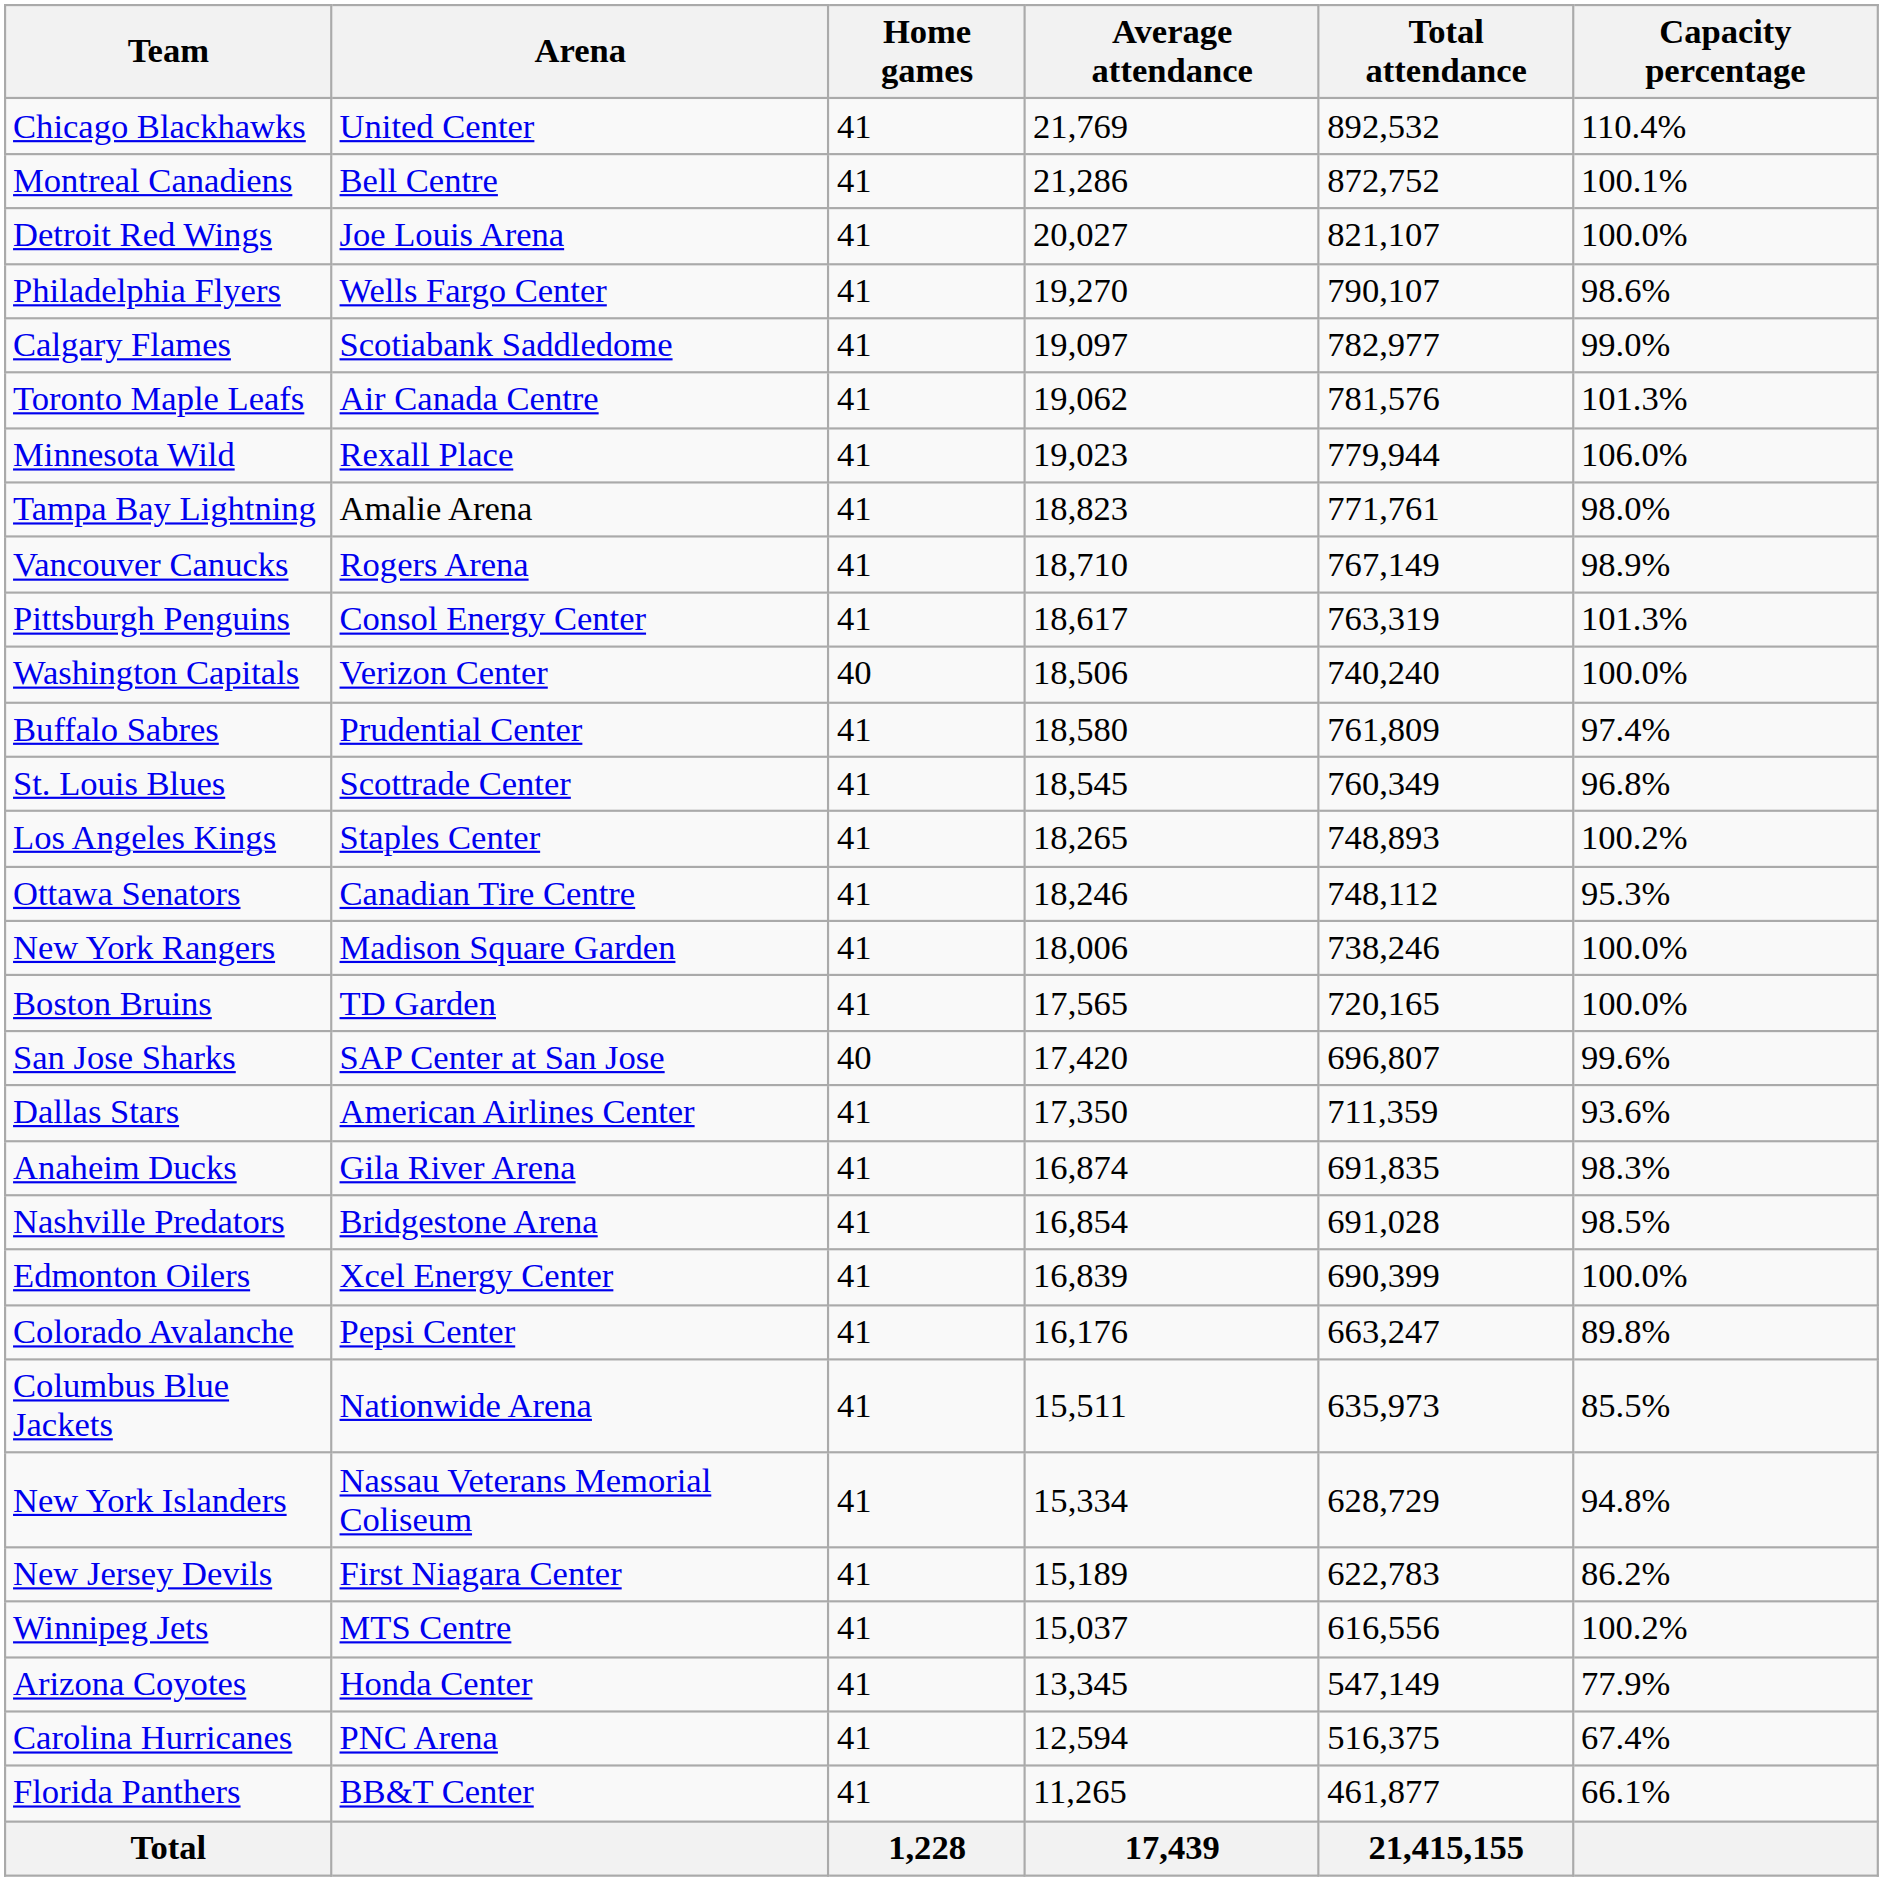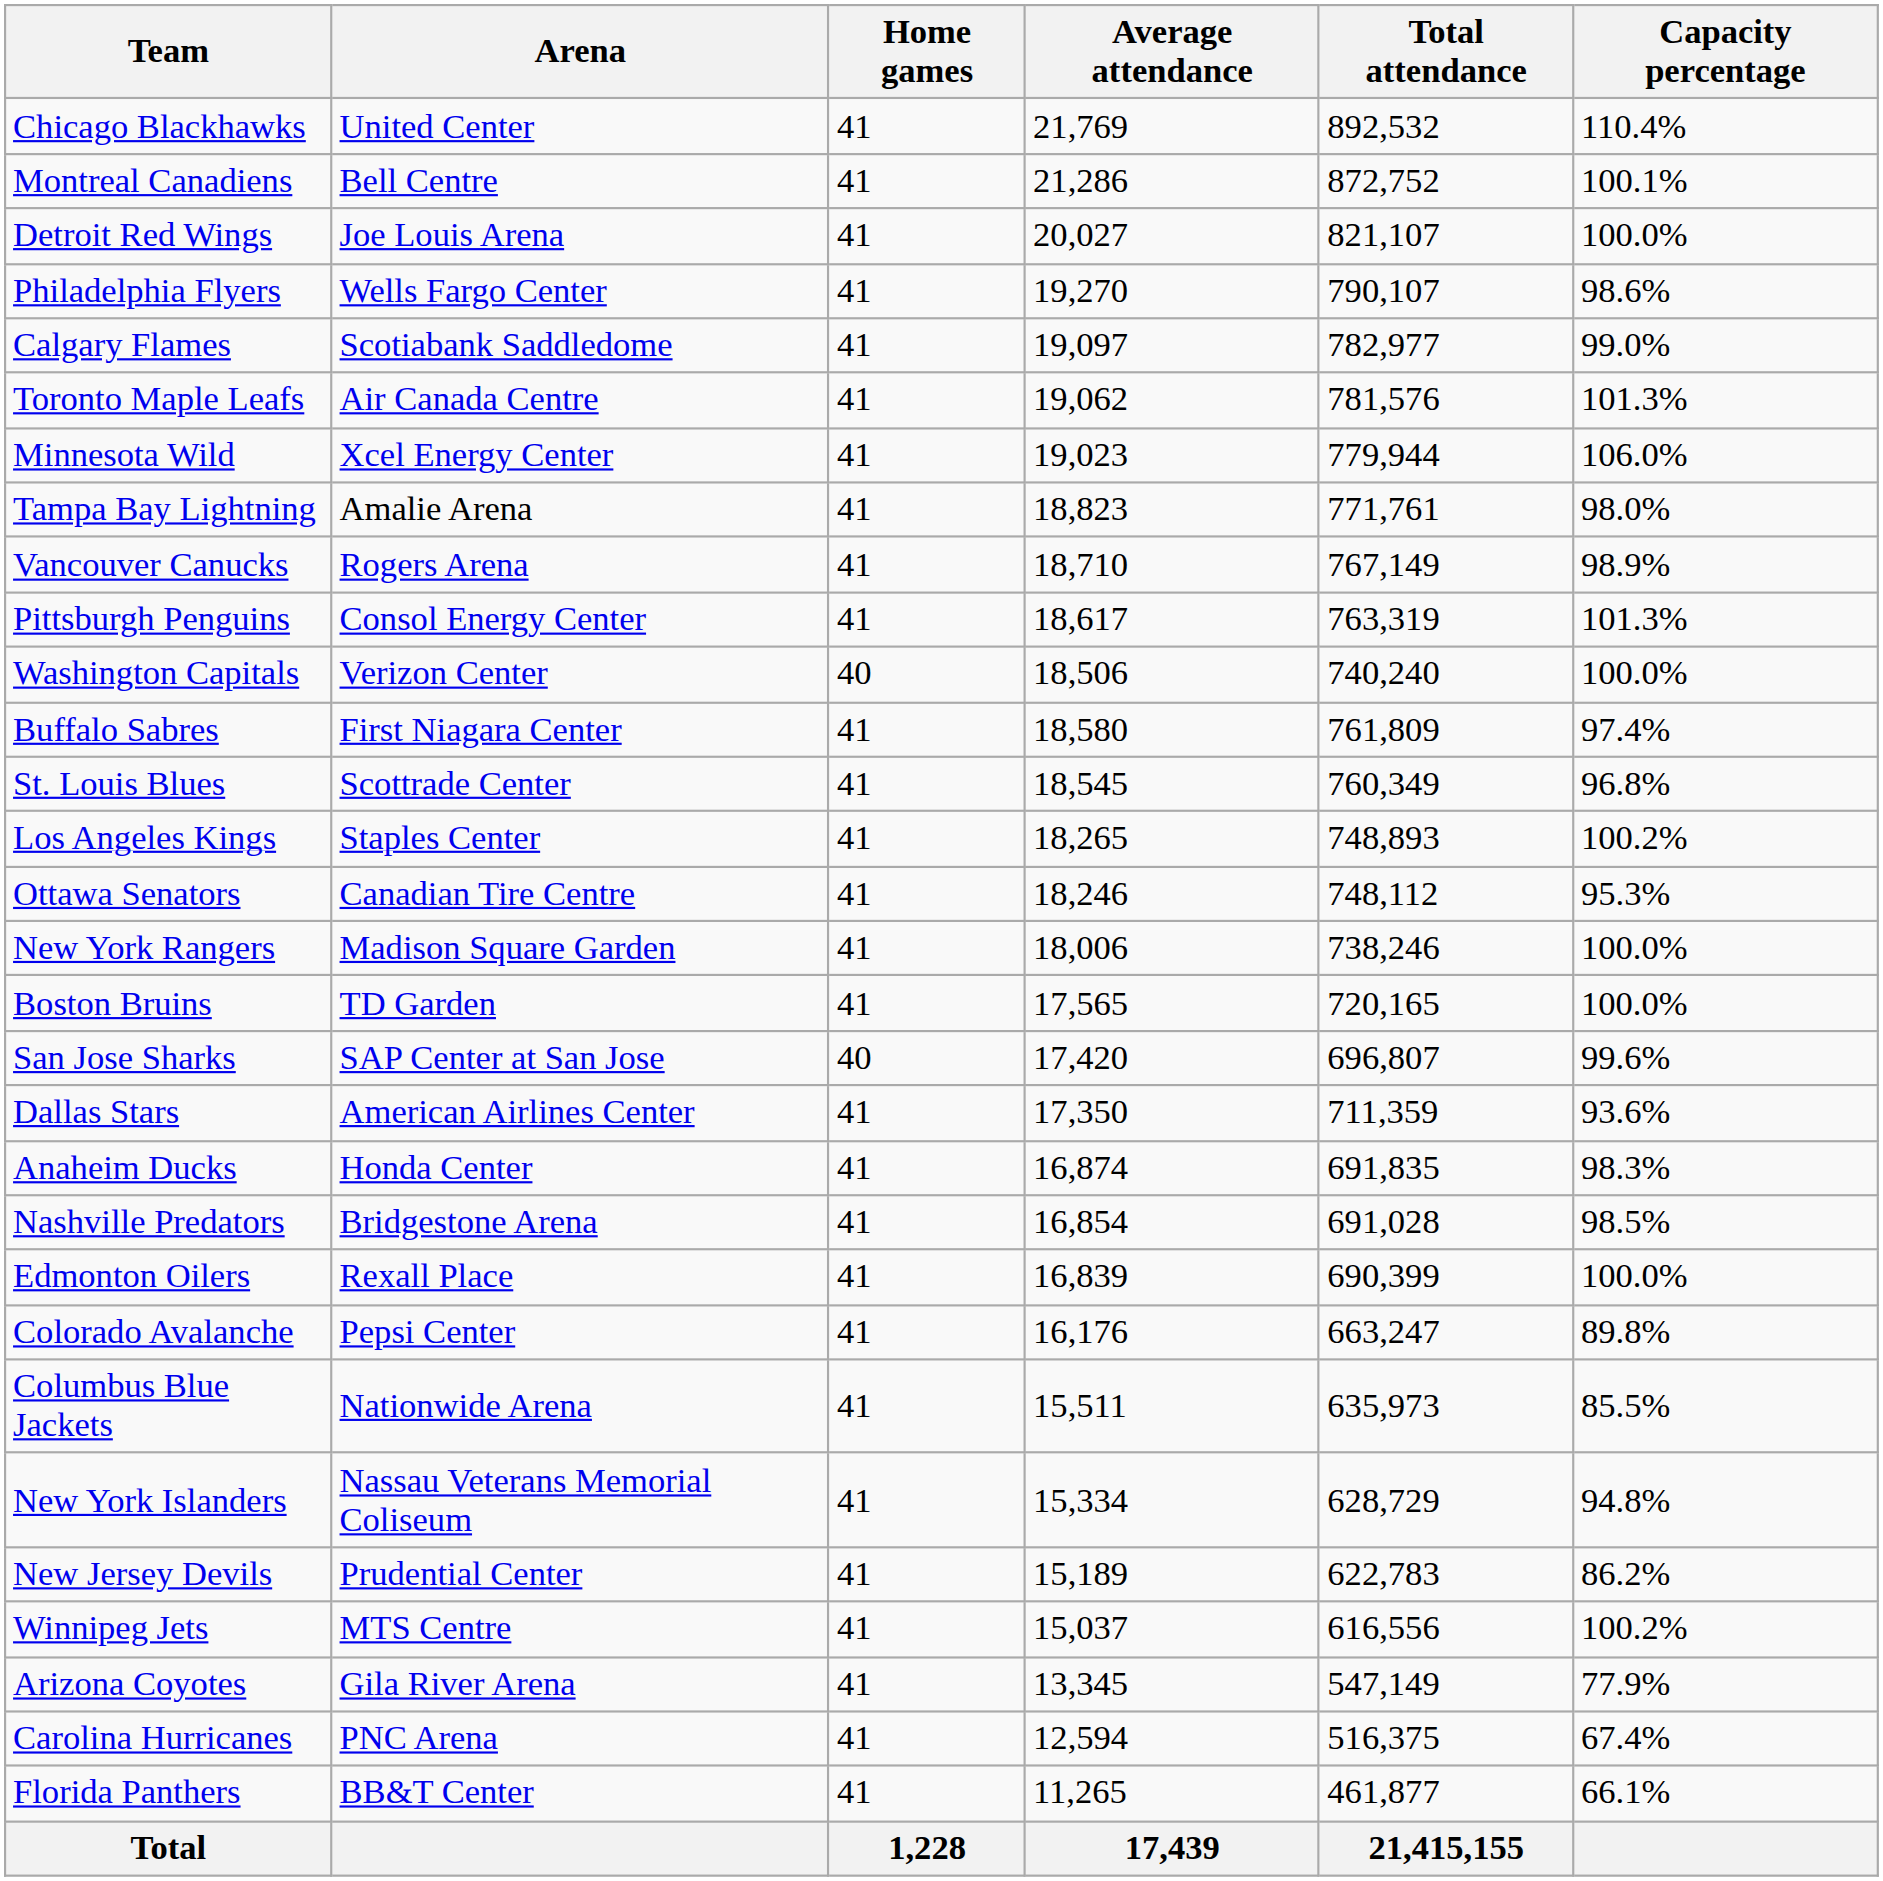(426, 454) Rexall Place -> (476, 454) Xcel Energy Center
(461, 728) Prudential Center -> (481, 728) First Niagara Center
(458, 1166) Gila River Arena -> (436, 1166) Honda Center
(476, 1276) Xcel Energy Center -> (426, 1276) Rexall Place
(481, 1573) First Niagara Center -> (461, 1573) Prudential Center
(436, 1683) Honda Center -> (458, 1683) Gila River Arena
